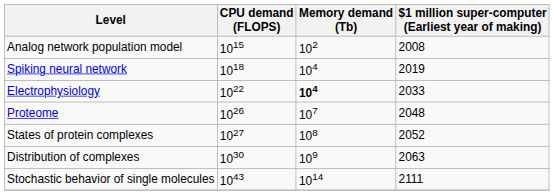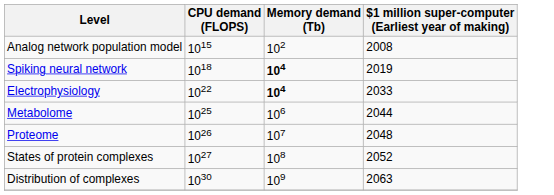(308, 69) normal -> (276, 69) bold
+ row: (40, 113)
- row: (111, 179)
